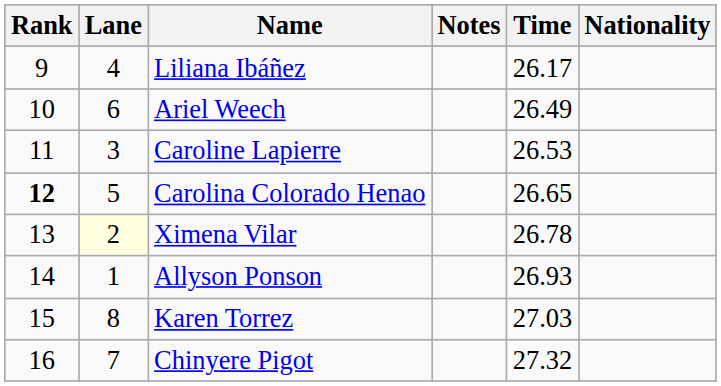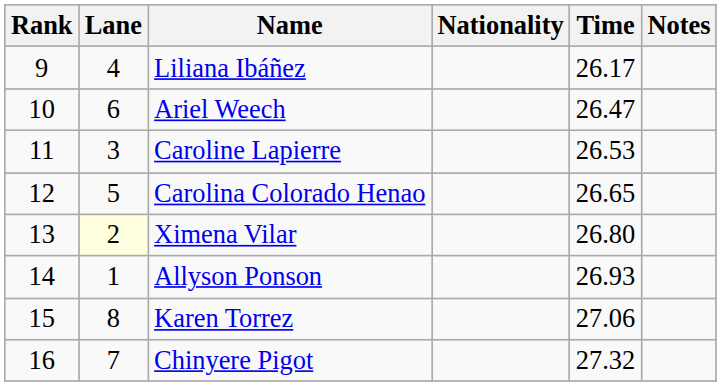columns swapped: (647, 25) <-> (469, 25)
(542, 109) 26.49 -> (606, 109) 26.47
(42, 192) bold -> (42, 192) normal
(542, 234) 26.78 -> (606, 234) 26.80
(542, 318) 27.03 -> (606, 318) 27.06
